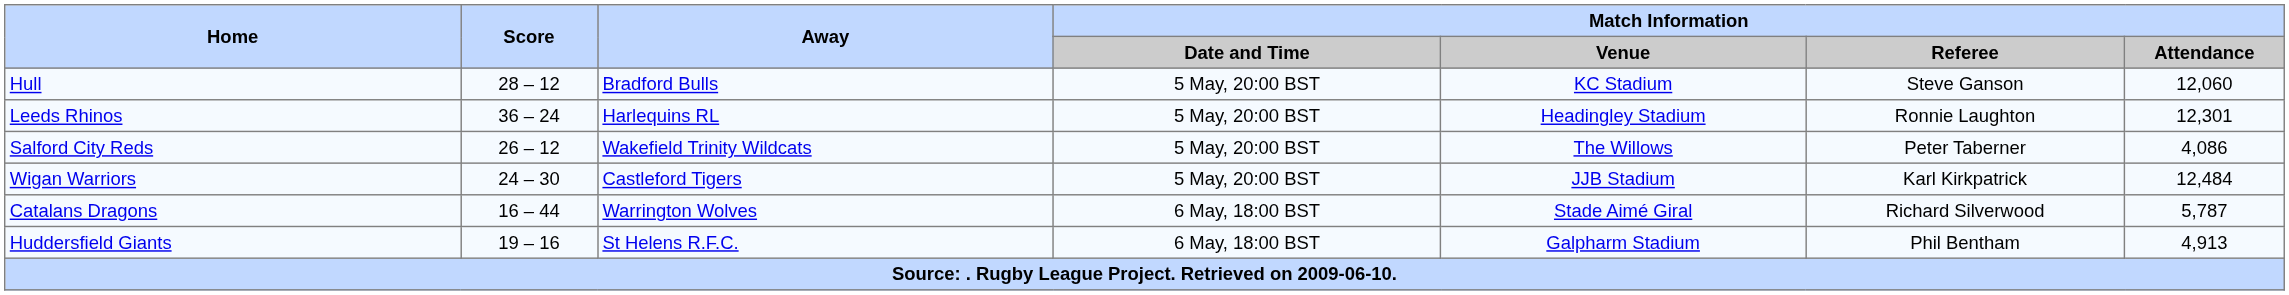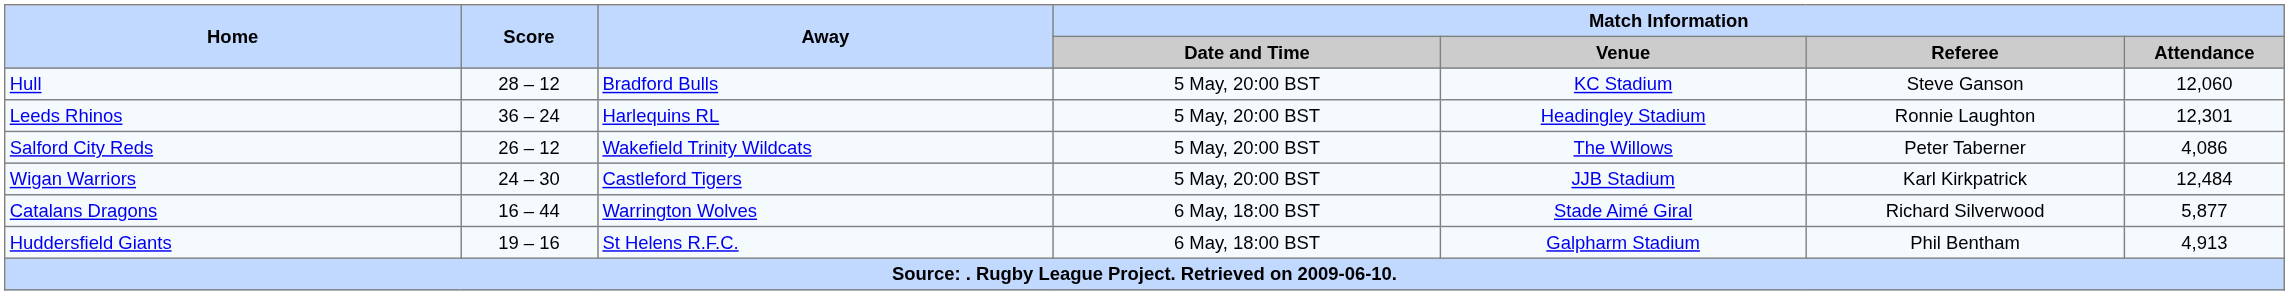(2204, 211) 5,787 -> (2204, 211) 5,877
